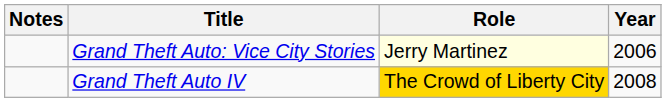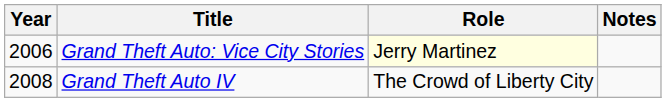columns swapped: (635, 19) <-> (36, 19)
(494, 81) gold background -> (483, 81) no background
